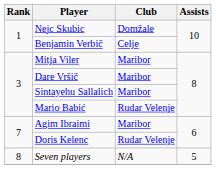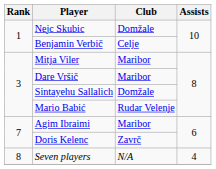(134, 92) Maribor -> (136, 92) Domžale
(146, 140) Rudar Velenje -> (129, 140) Zavrč
(194, 156) 5 -> (194, 156) 4
